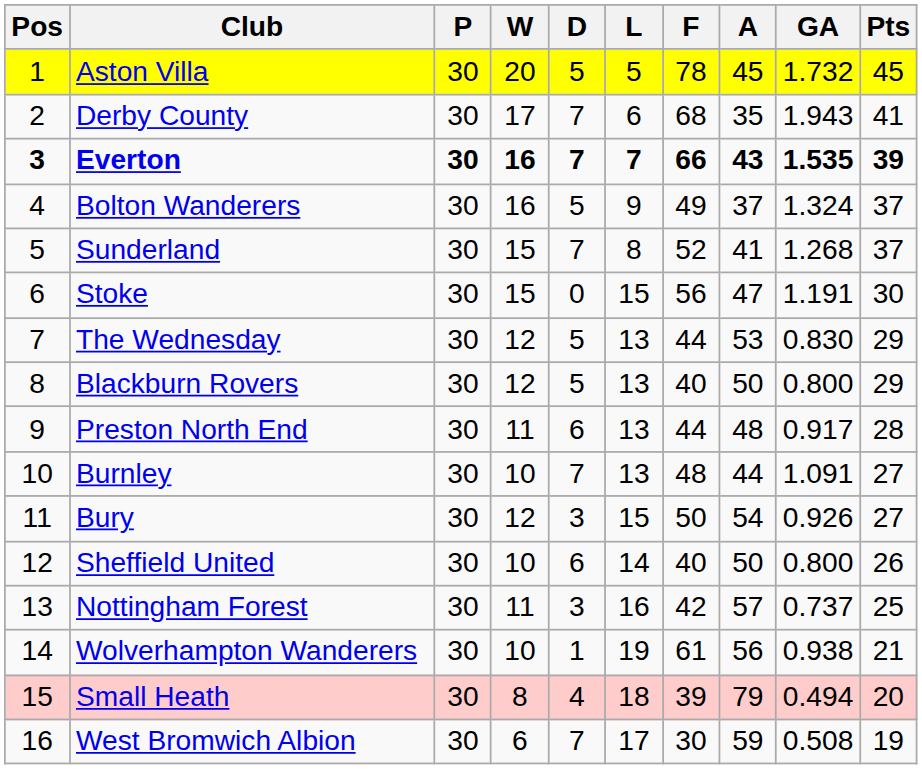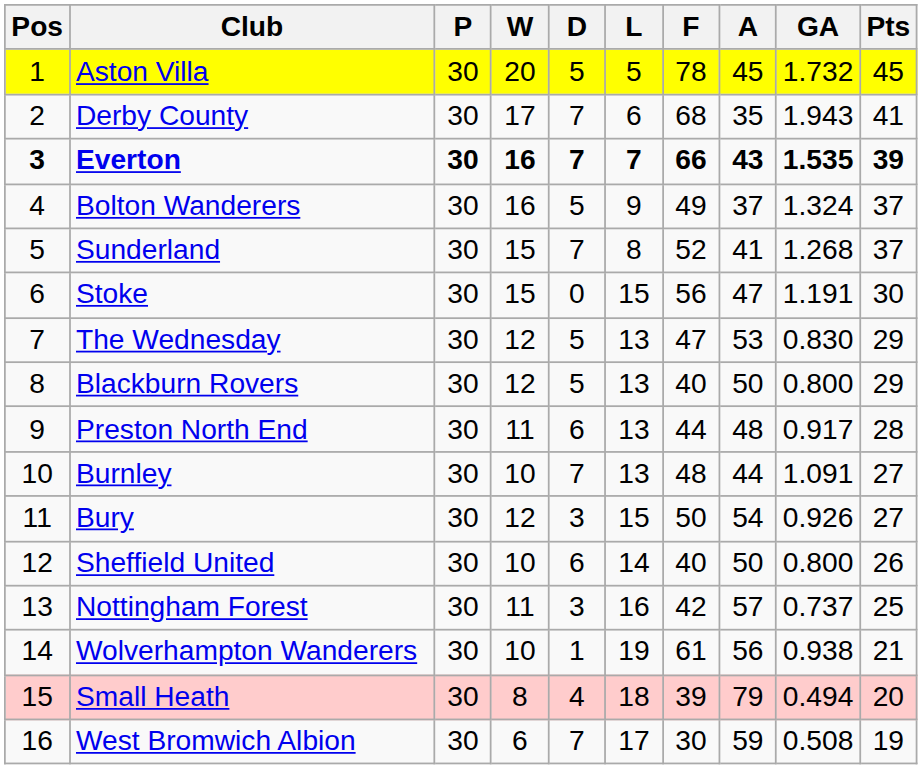(691, 339) 44 -> (691, 339) 47
